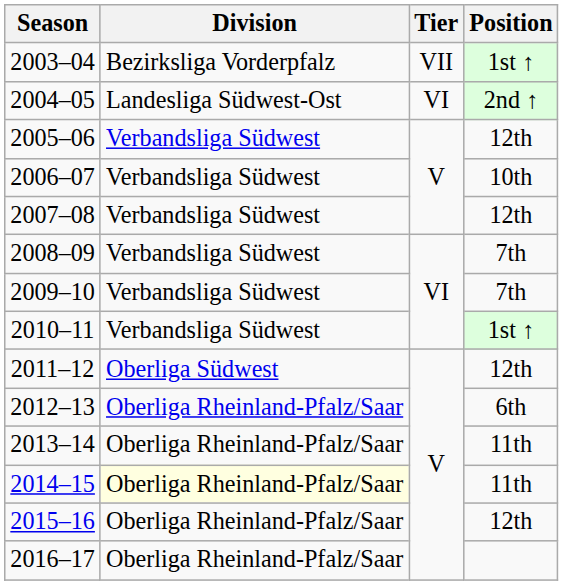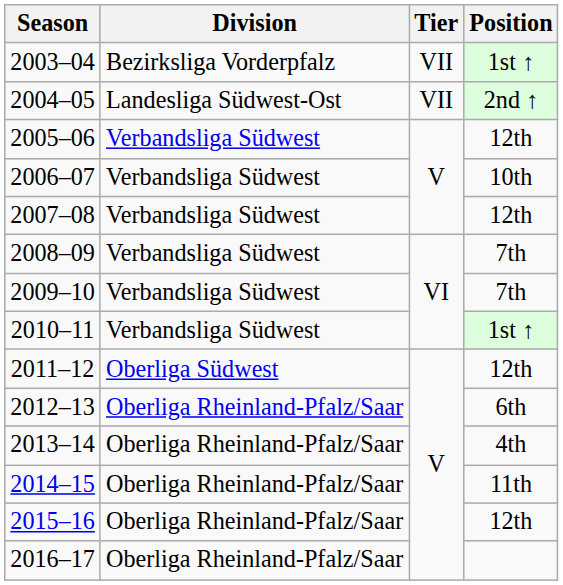(436, 100) VI -> (436, 100) VII
(511, 445) 11th -> (511, 445) 4th
(255, 483) lightyellow background -> (255, 483) no background
